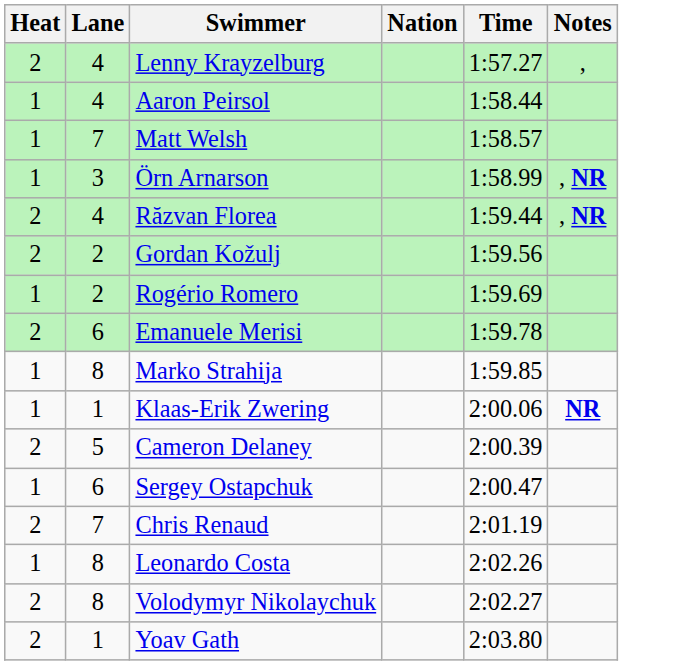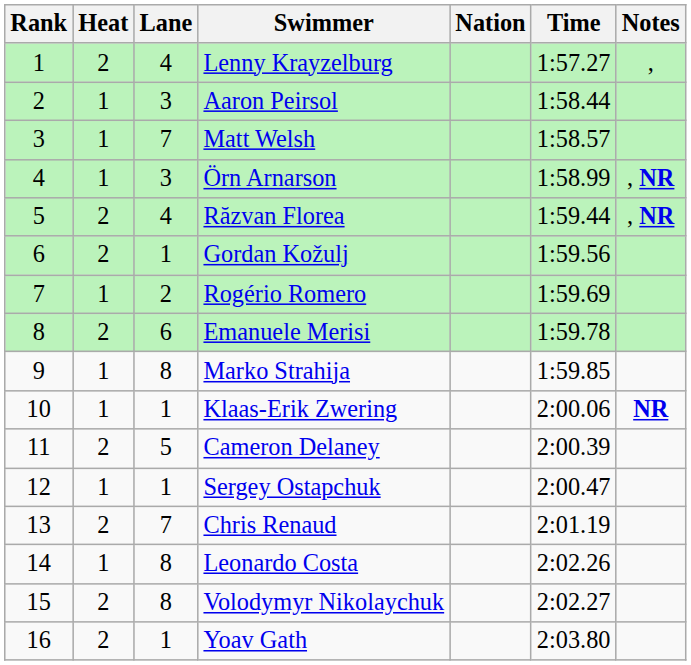+ column: (39, 23)
(98, 100) 4 -> (166, 100) 3
(98, 255) 2 -> (166, 255) 1
(98, 486) 6 -> (166, 486) 1
